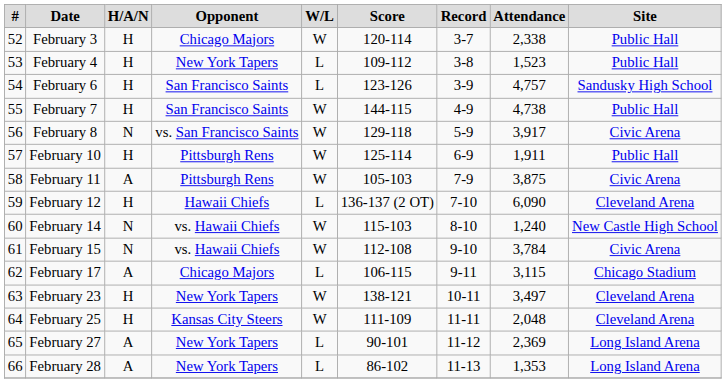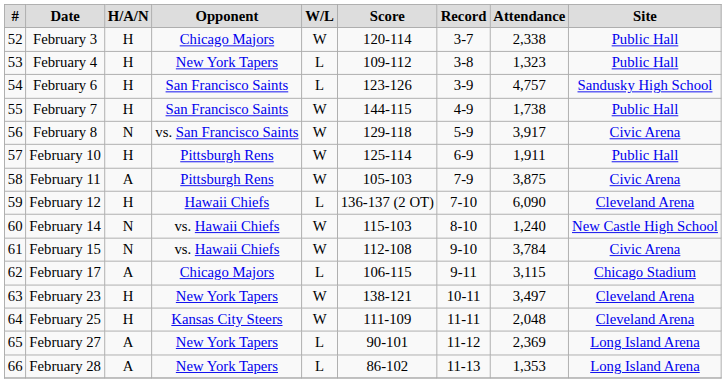(529, 62) 1,523 -> (529, 62) 1,323
(529, 109) 4,738 -> (529, 109) 1,738
